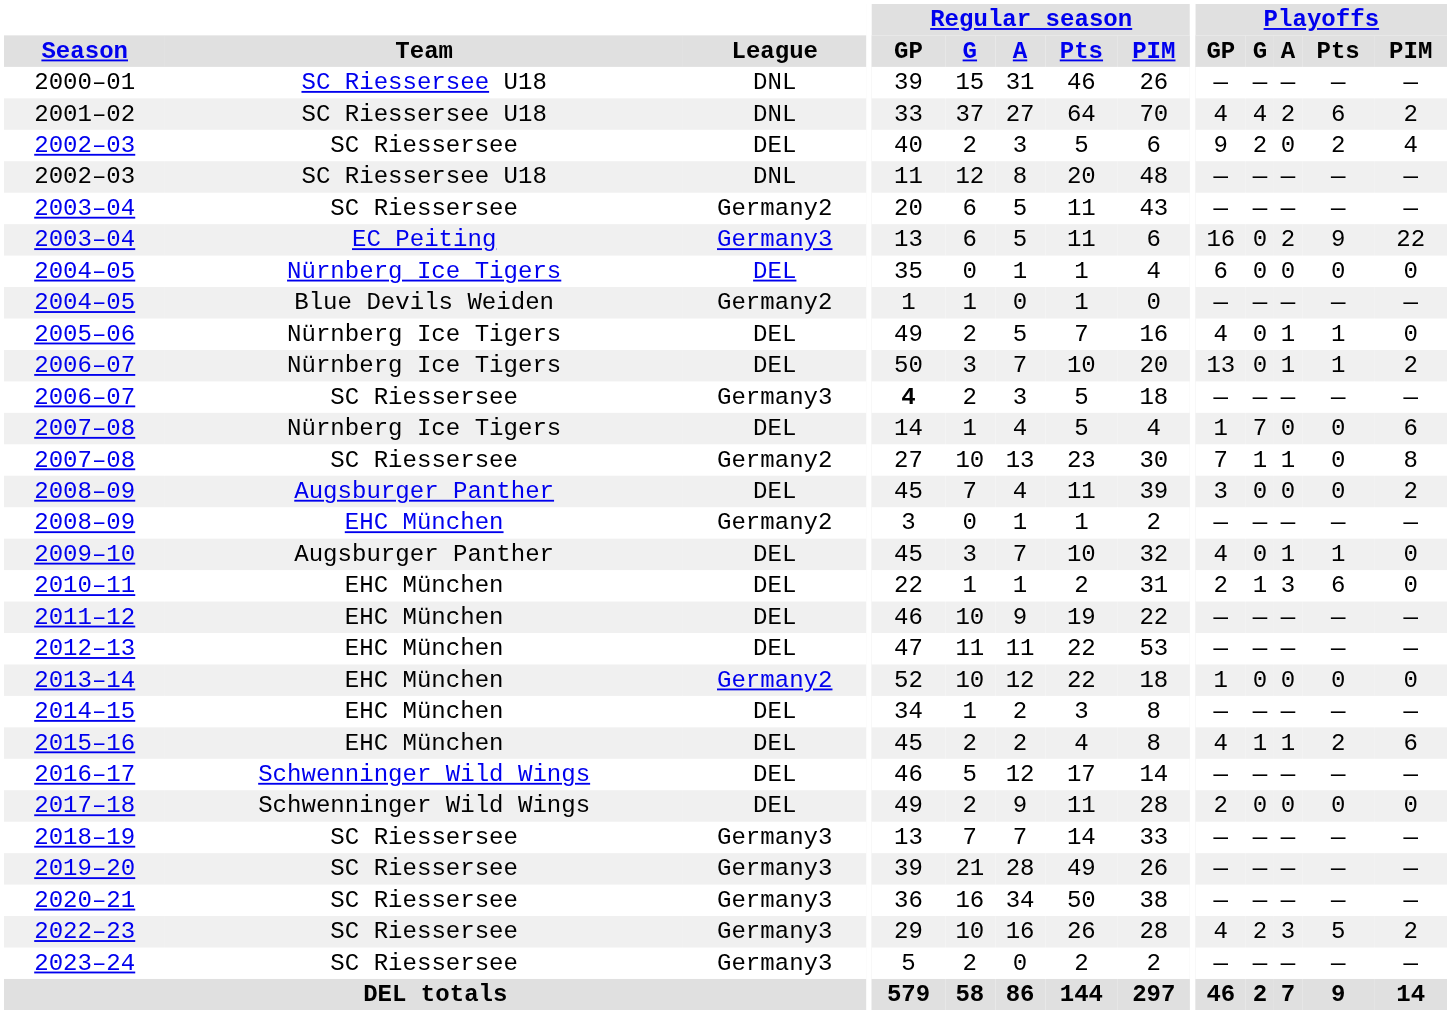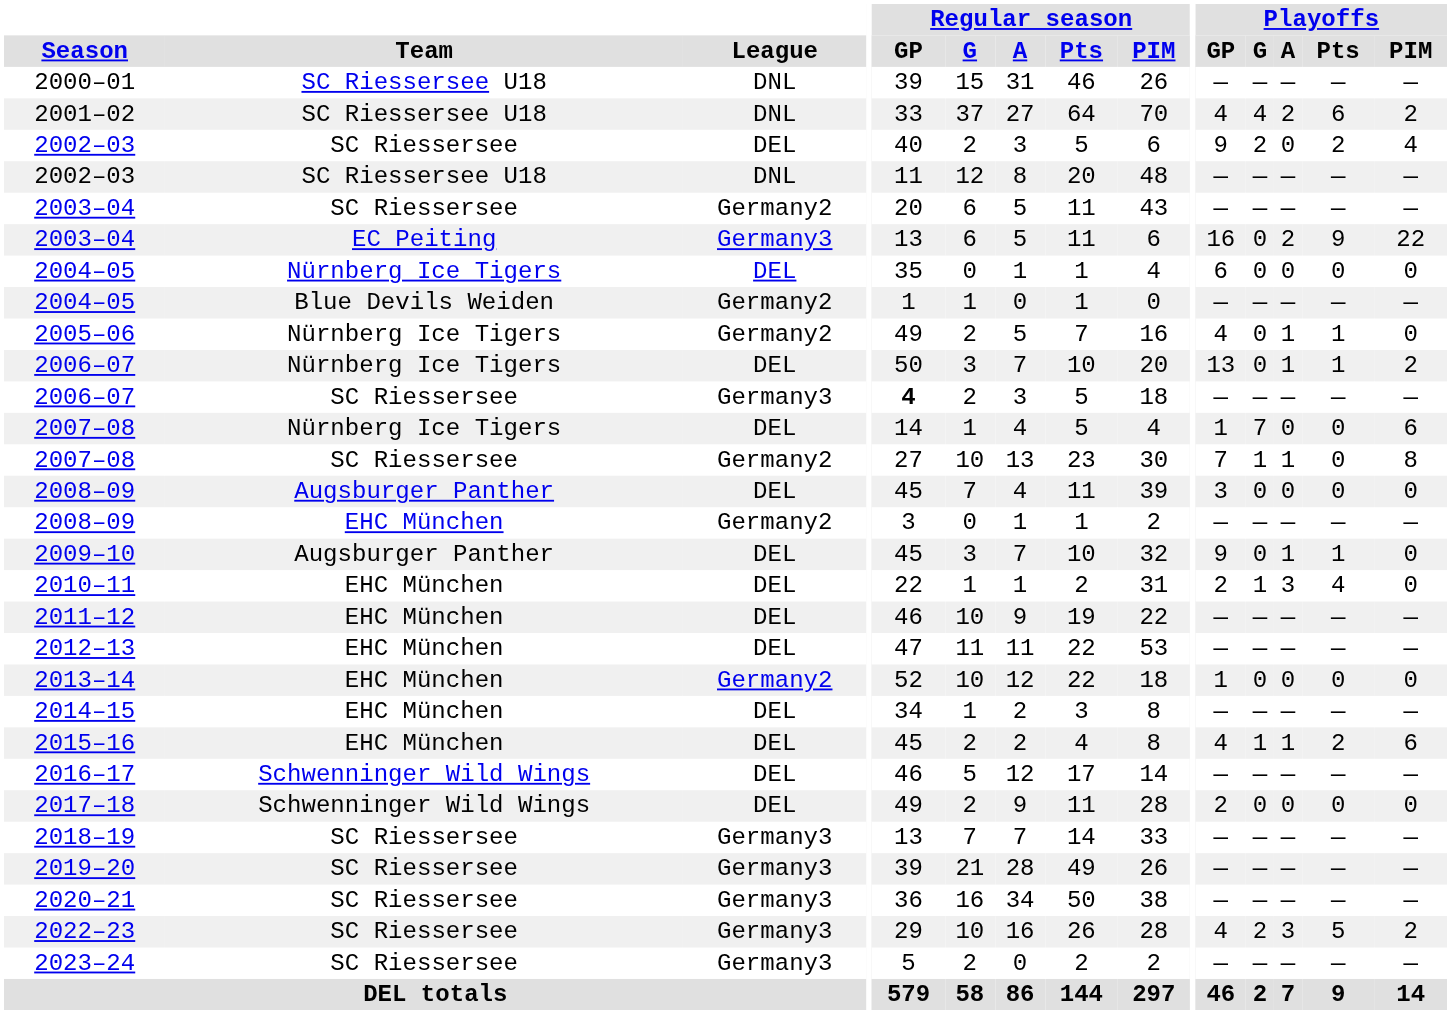(775, 334) DEL -> (775, 334) Germany2
(1411, 491) 2 -> (1411, 491) 0
(1221, 554) 4 -> (1221, 554) 9
(1338, 586) 6 -> (1338, 586) 4
